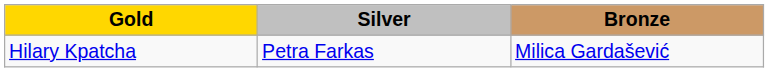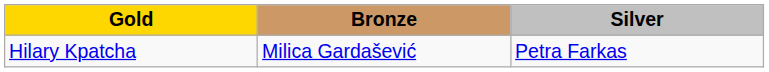columns swapped: (384, 19) <-> (637, 19)
